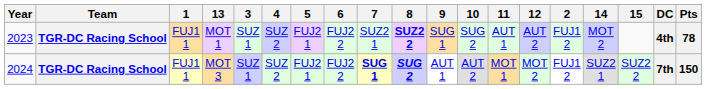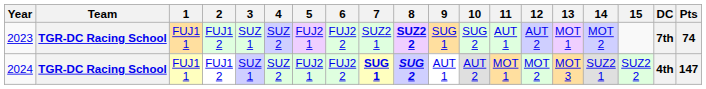columns swapped: (567, 13) <-> (218, 13)
(665, 38) 4th -> (665, 38) 7th
(689, 38) 78 -> (689, 38) 74
(665, 69) 7th -> (665, 69) 4th
(689, 69) 150 -> (689, 69) 147
